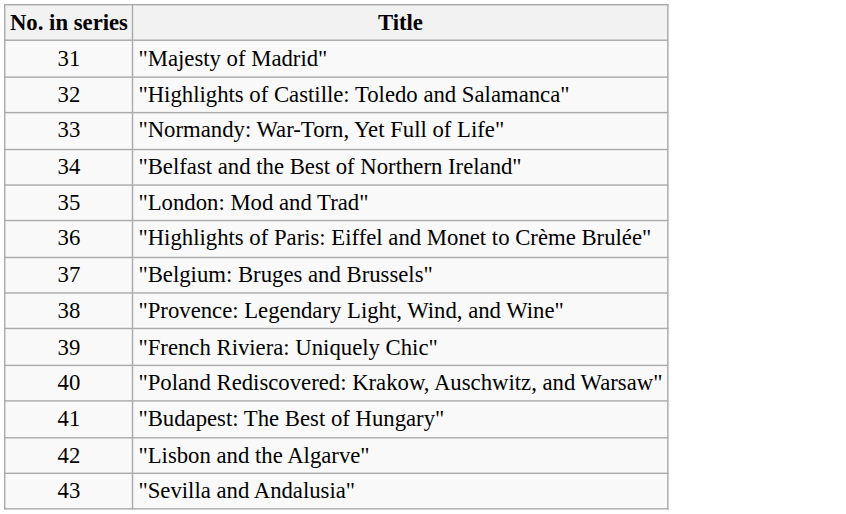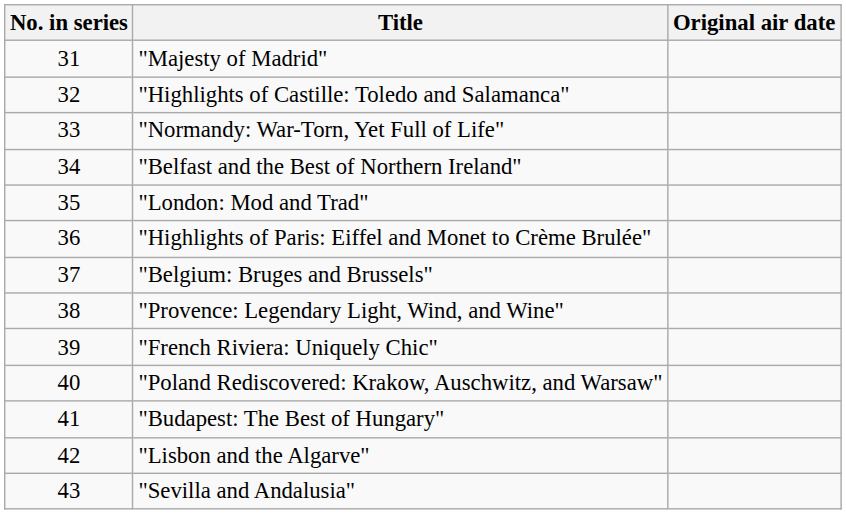+ column: (754, 22)
